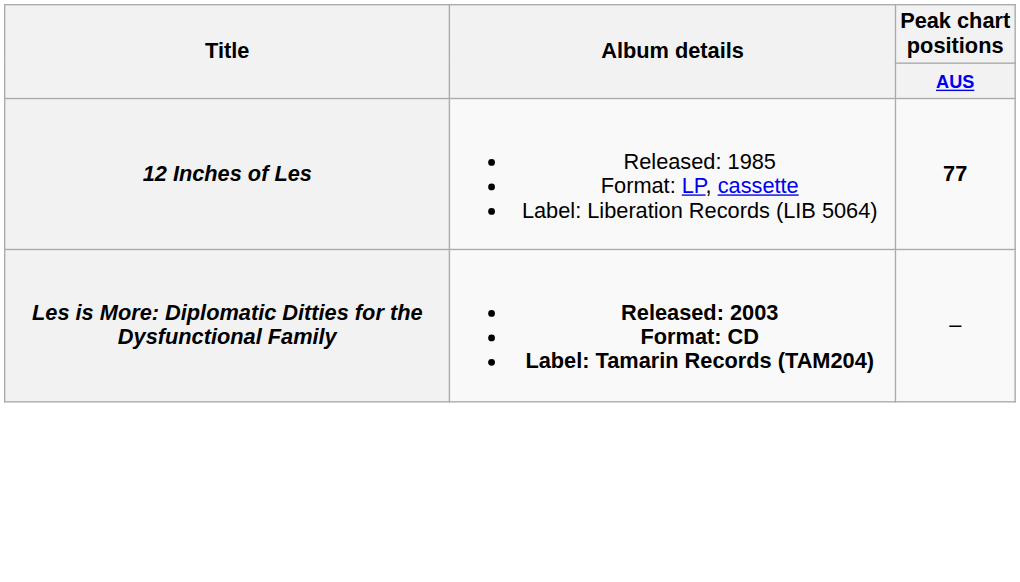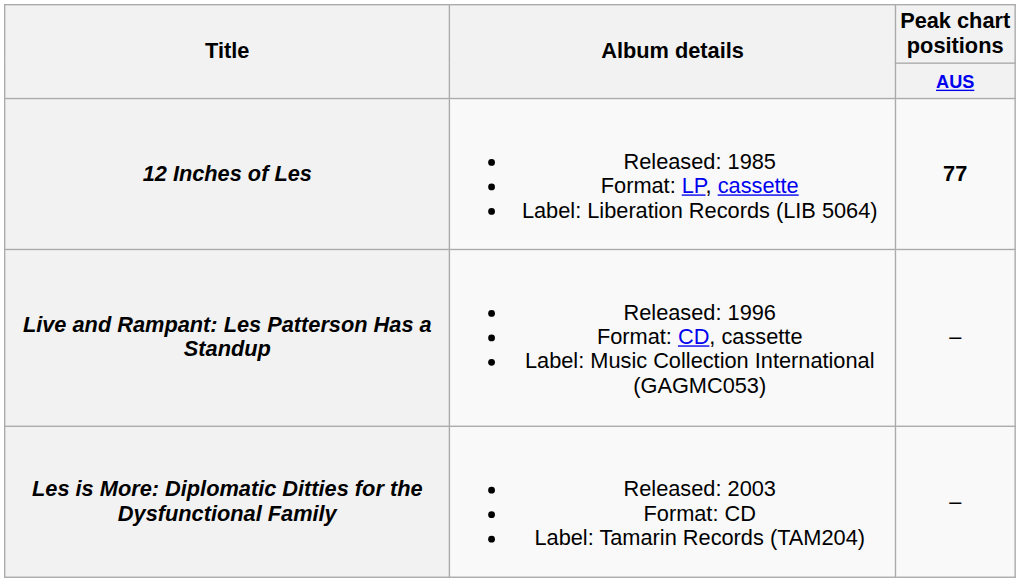+ row: (227, 337)
(673, 338) bold -> (673, 514) normal
